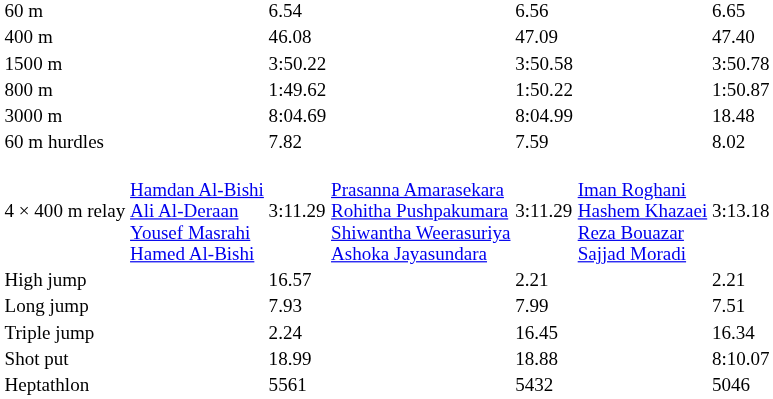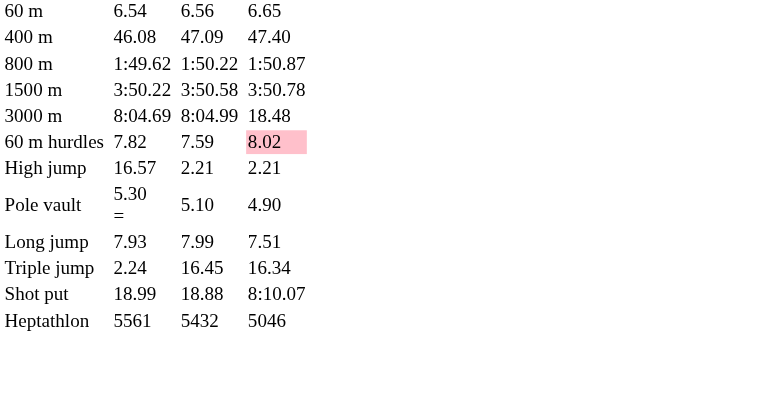rows swapped: (29, 89) <-> (33, 63)
(729, 142) no background -> (265, 142) pink background
- row: (65, 211)
+ row: (43, 205)
